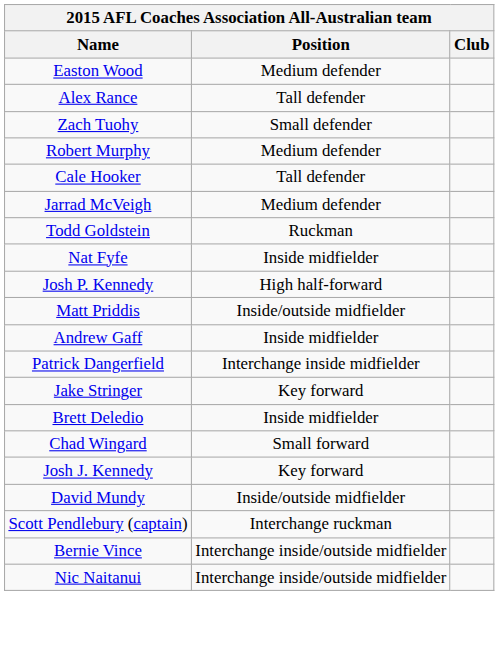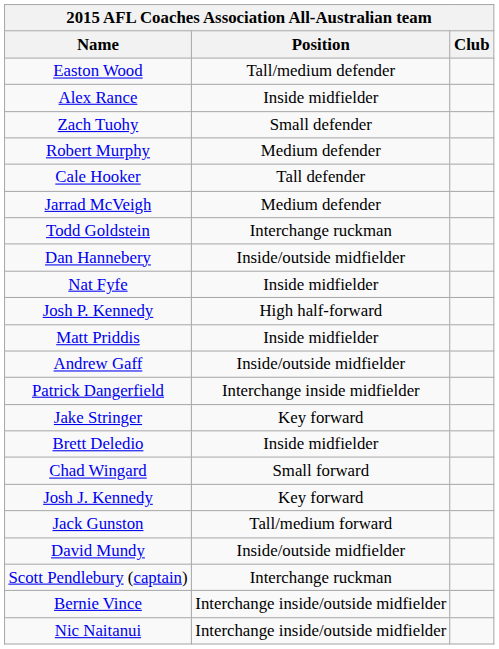(321, 71) Medium defender -> (321, 71) Tall/medium defender
(321, 97) Tall defender -> (321, 97) Inside midfielder
(321, 230) Ruckman -> (321, 230) Interchange ruckman
+ row: (98, 257)
(321, 310) Inside/outside midfielder -> (321, 337) Inside midfielder
(321, 337) Inside midfielder -> (321, 364) Inside/outside midfielder
+ row: (98, 524)
